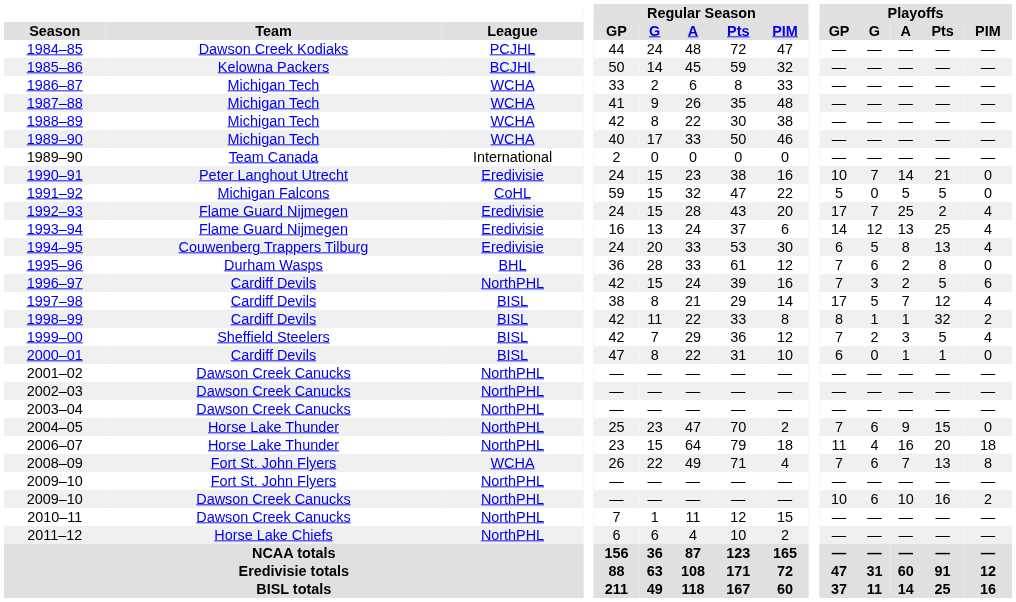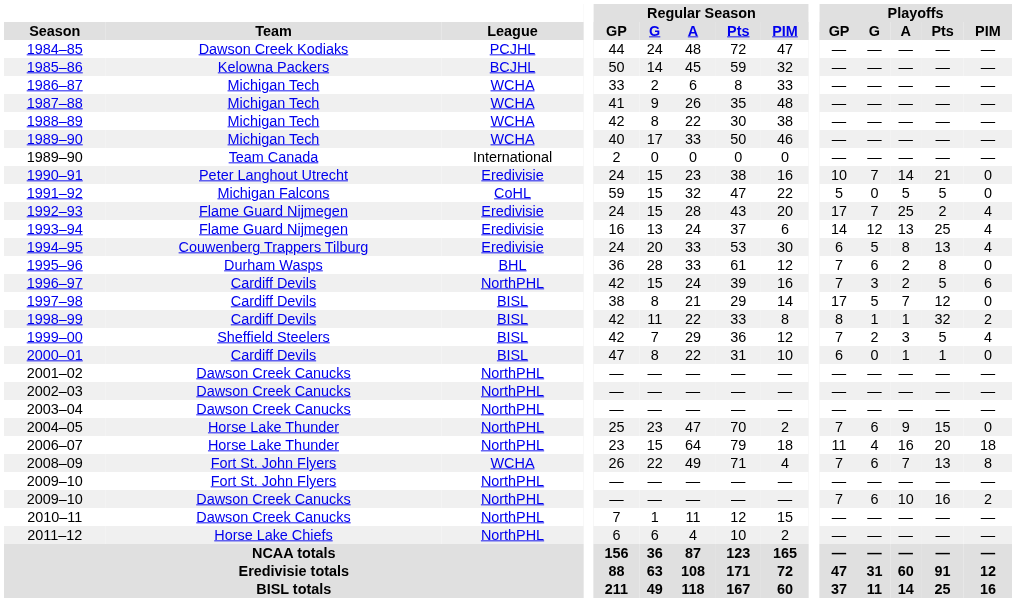(988, 301) 4 -> (988, 301) 0
(839, 499) 10 -> (839, 499) 7
